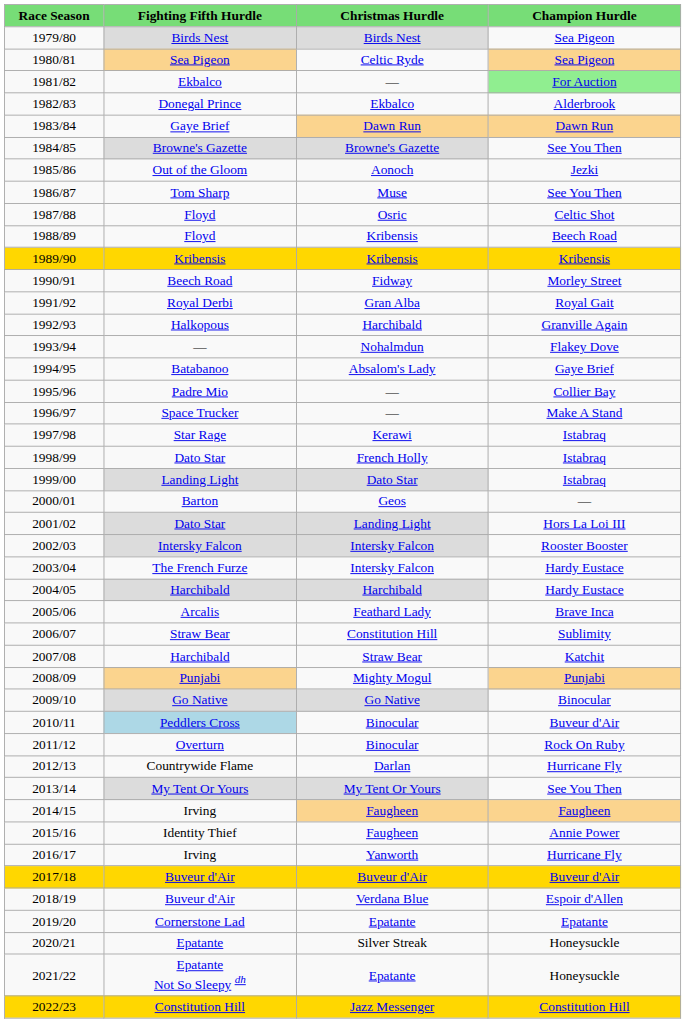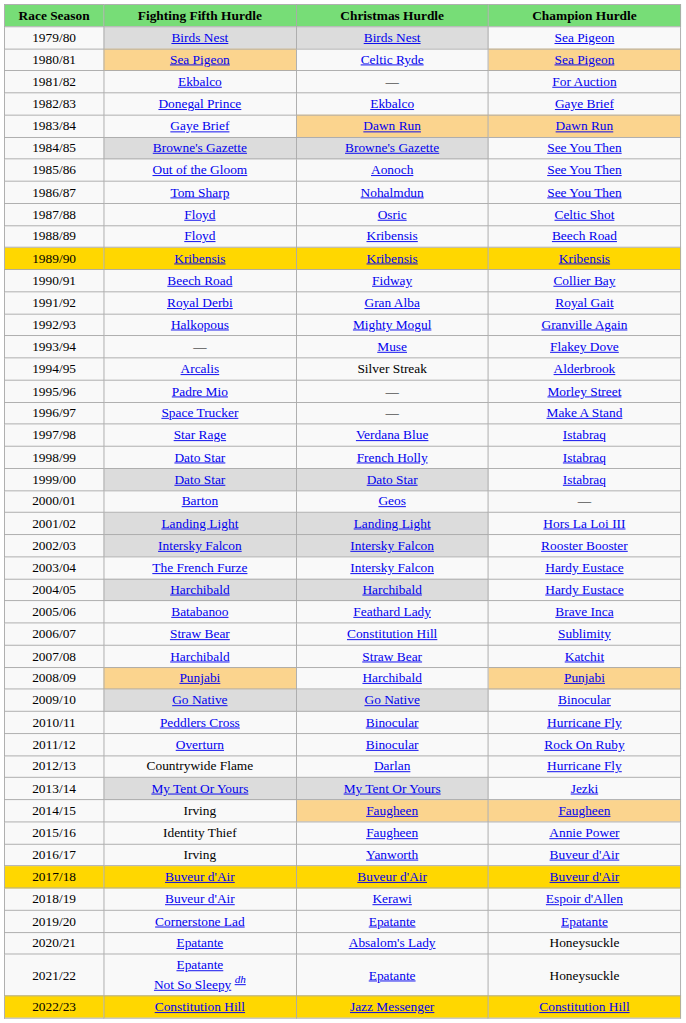(584, 82) lightgreen background -> (584, 82) no background
(584, 104) Alderbrook -> (584, 104) Gaye Brief
(584, 170) Jezki -> (584, 170) See You Then
(392, 192) Muse -> (392, 192) Nohalmdun
(584, 280) Morley Street -> (584, 280) Collier Bay
(392, 325) Harchibald -> (392, 325) Mighty Mogul
(392, 347) Nohalmdun -> (392, 347) Muse
(200, 369) Batabanoo -> (200, 369) Arcalis
(392, 369) Absalom's Lady -> (392, 369) Silver Streak
(584, 369) Gaye Brief -> (584, 369) Alderbrook
(584, 391) Collier Bay -> (584, 391) Morley Street
(392, 435) Kerawi -> (392, 435) Verdana Blue
(200, 479) Landing Light -> (200, 479) Dato Star
(200, 523) Dato Star -> (200, 523) Landing Light
(200, 612) Arcalis -> (200, 612) Batabanoo
(392, 678) Mighty Mogul -> (392, 678) Harchibald
(200, 722) lightblue background -> (200, 722) no background
(584, 722) Buveur d'Air -> (584, 722) Hurricane Fly
(584, 788) See You Then -> (584, 788) Jezki
(584, 855) Hurricane Fly -> (584, 855) Buveur d'Air
(392, 899) Verdana Blue -> (392, 899) Kerawi
(392, 943) Silver Streak -> (392, 943) Absalom's Lady
